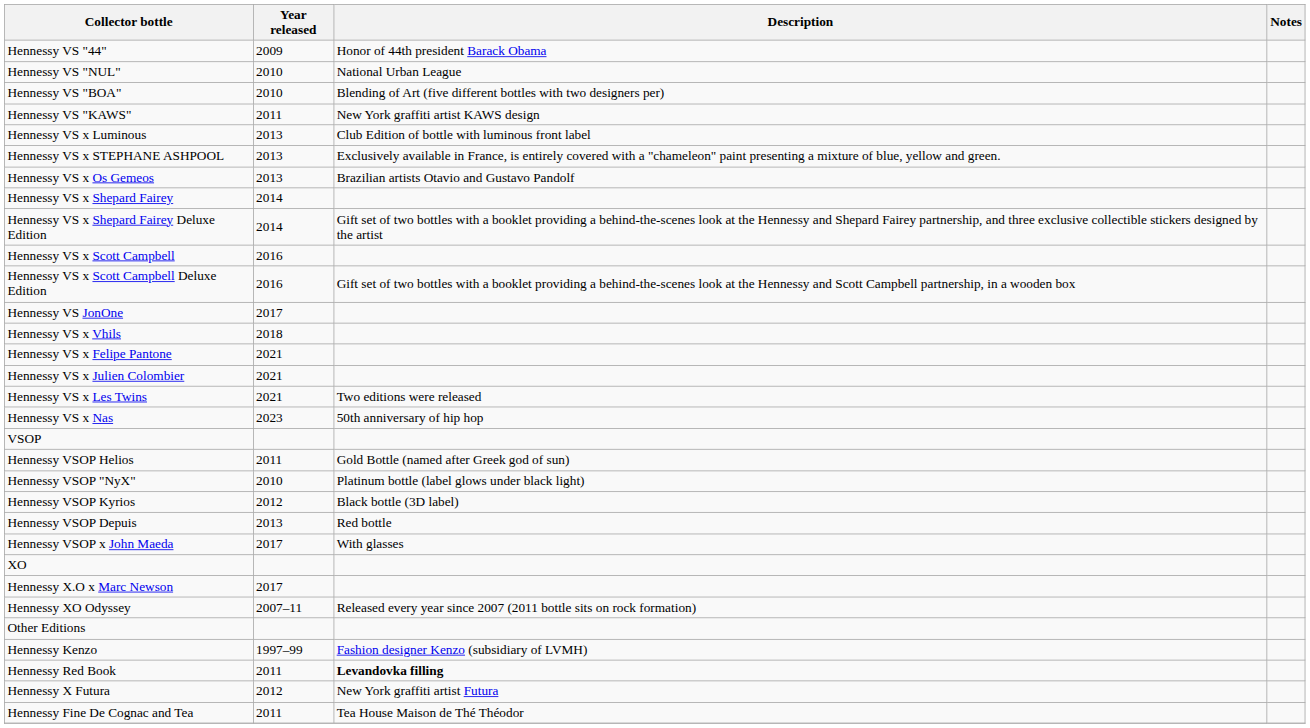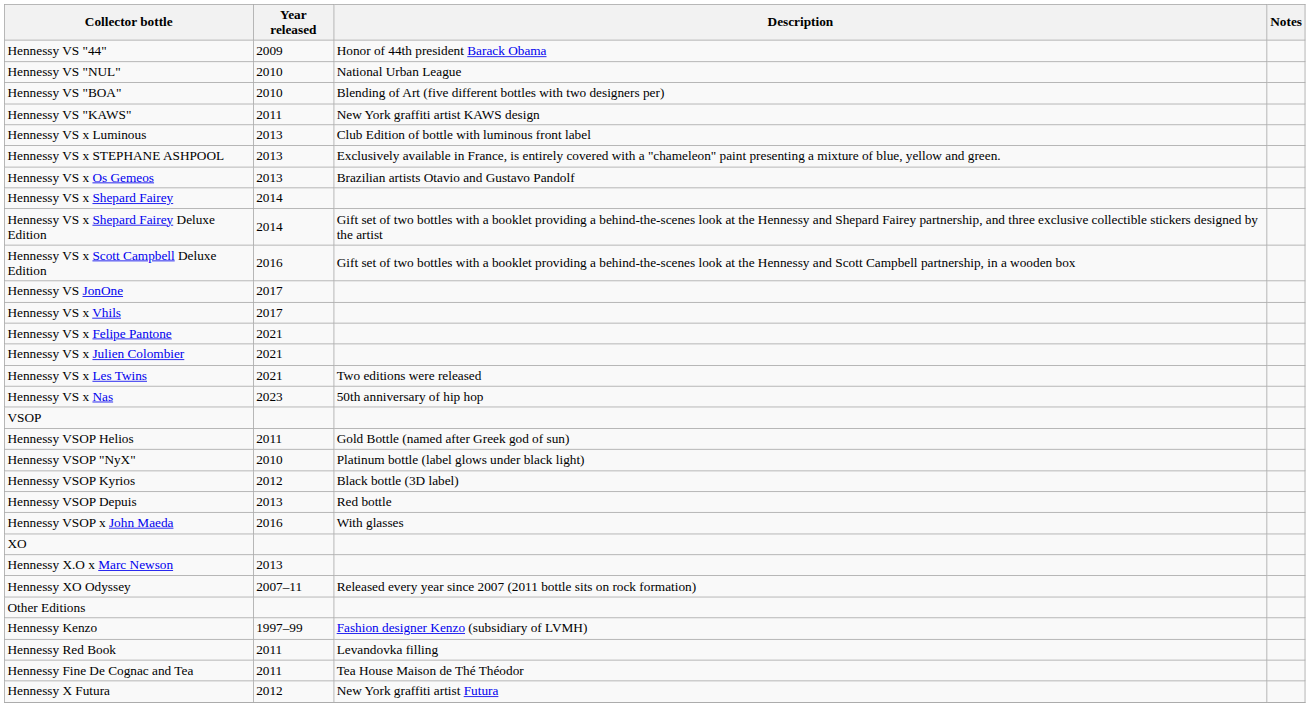- row: (91, 255)
(269, 333) 2018 -> (269, 312) 2017
(269, 544) 2017 -> (269, 523) 2016
(269, 586) 2017 -> (269, 565) 2013
(390, 670) bold -> (387, 649) normal
rows swapped: (59, 691) <-> (100, 712)
